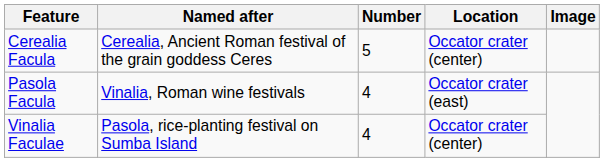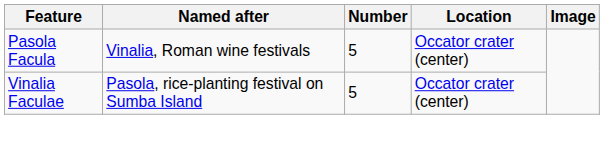- row: (37, 50)
(366, 93) 4 -> (353, 50) 5
(478, 93) Occator crater (east) -> (464, 50) Occator crater (center)
(366, 135) 4 -> (353, 93) 5
